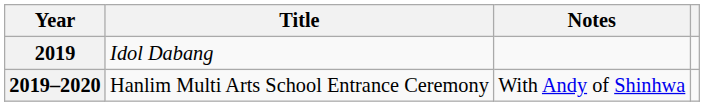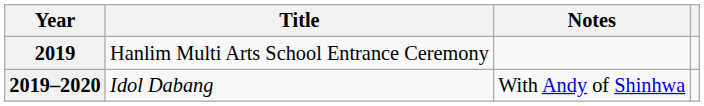(162, 52) Idol Dabang -> (299, 52) Hanlim Multi Arts School Entrance Ceremony
(299, 85) Hanlim Multi Arts School Entrance Ceremony -> (162, 85) Idol Dabang
